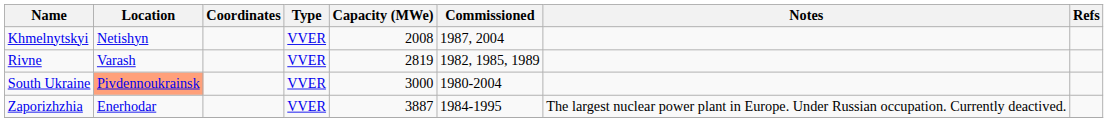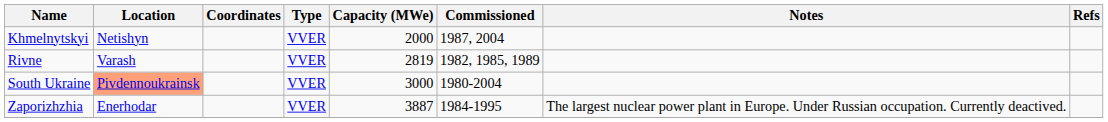(419, 38) 2008 -> (419, 38) 2000
